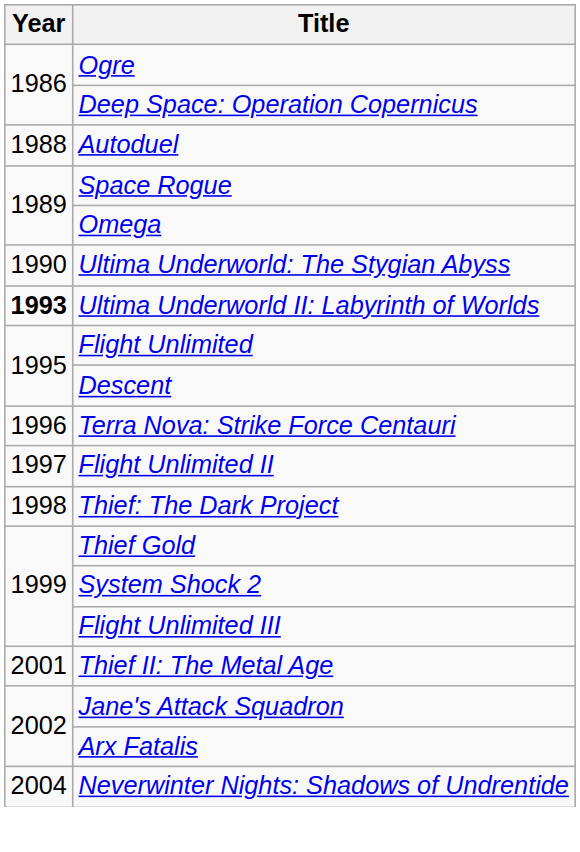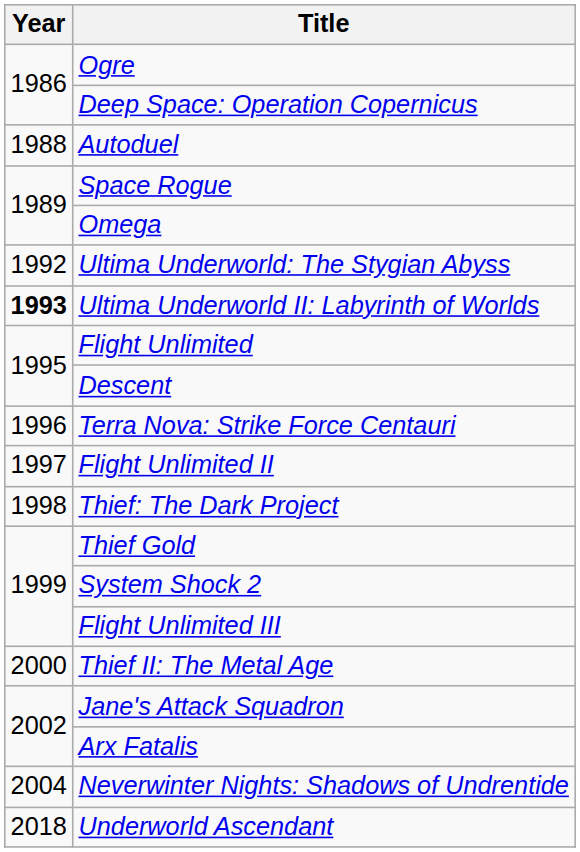(39, 265) 1990 -> (39, 265) 1992
(39, 666) 2001 -> (39, 666) 2000
+ row: (206, 826)
